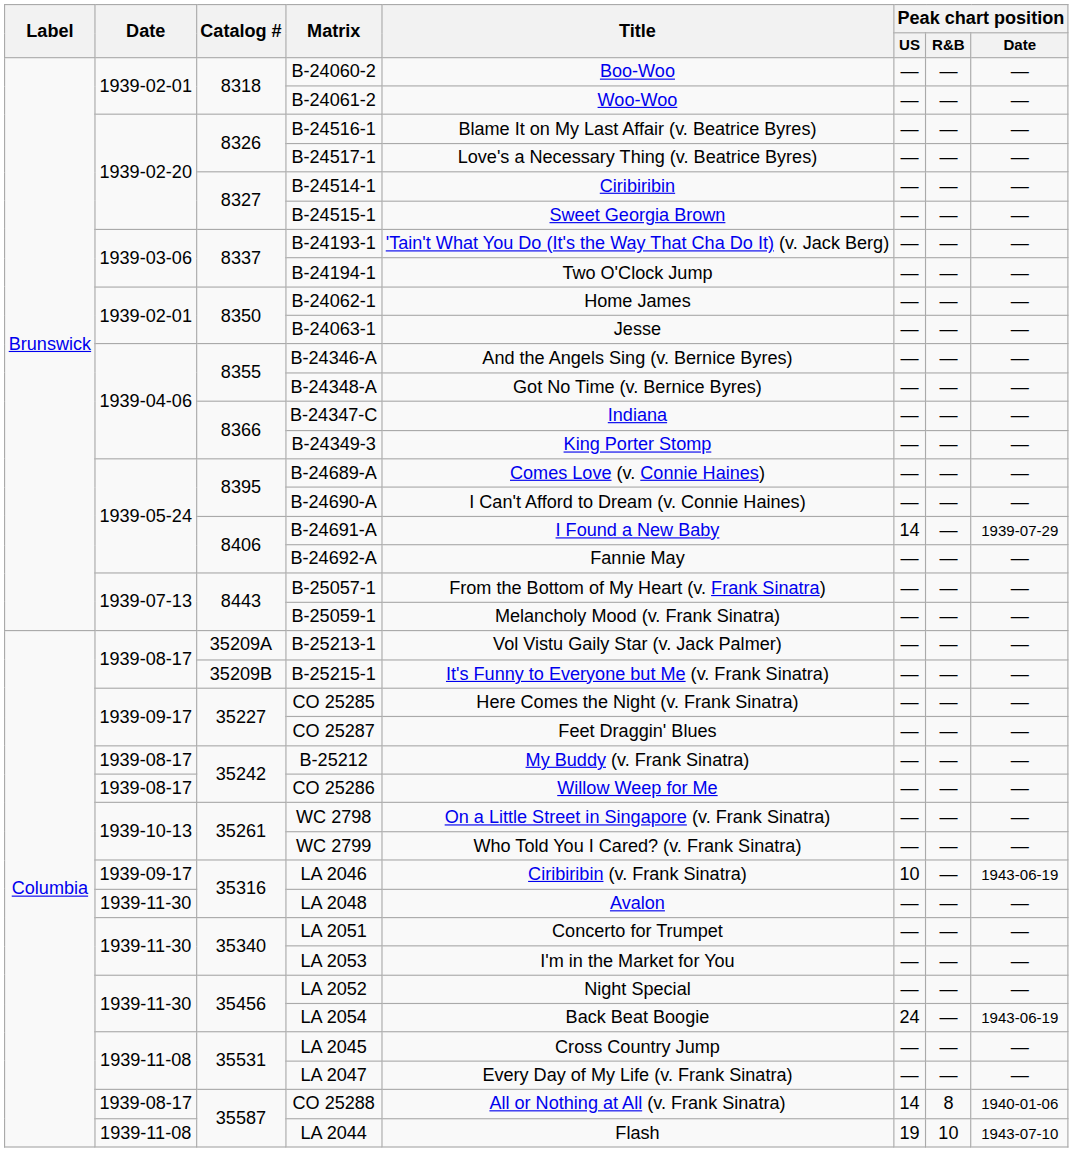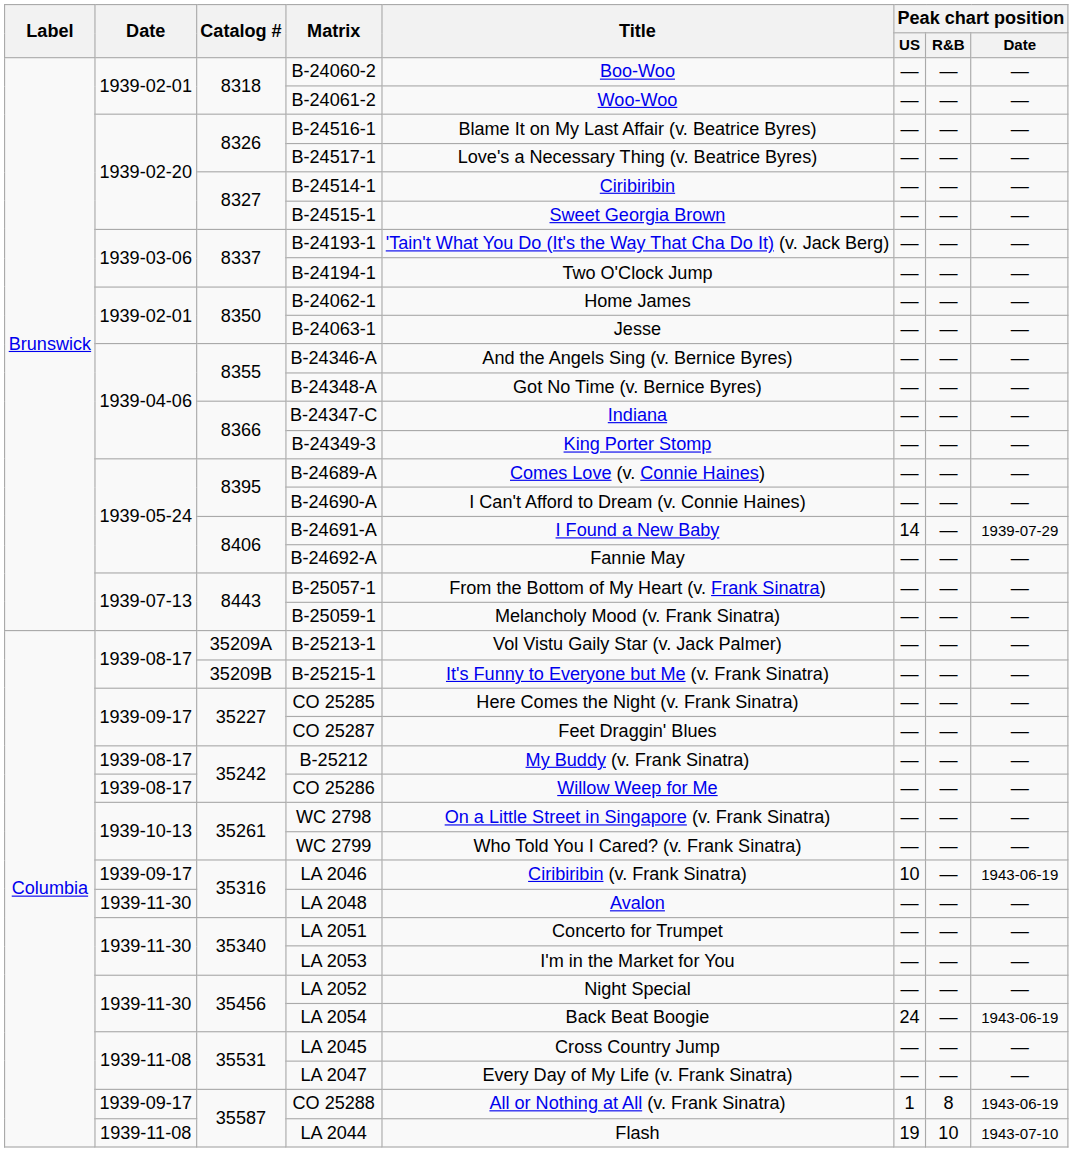(146, 1103) 1939-08-17 -> (146, 1103) 1939-09-17
(910, 1103) 14 -> (910, 1103) 1
(1020, 1104) 1940-01-06 -> (1020, 1104) 1943-06-19
